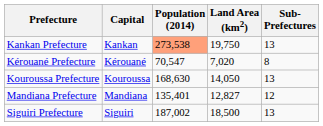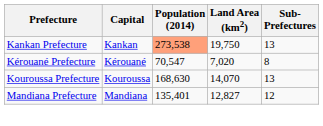(225, 78) 14,050 -> (225, 78) 14,070
- row: (45, 112)
